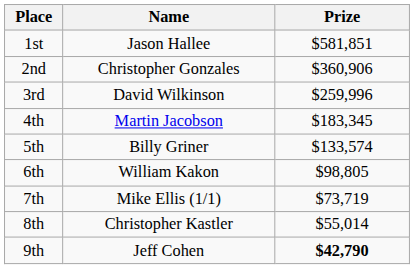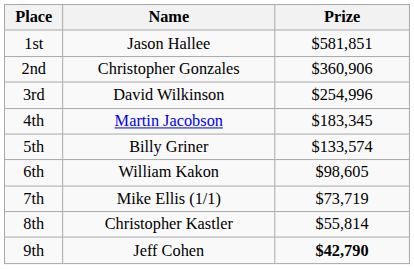(342, 95) $259,996 -> (342, 95) $254,996
(342, 172) $98,805 -> (342, 172) $98,605
(342, 224) $55,014 -> (342, 224) $55,814
